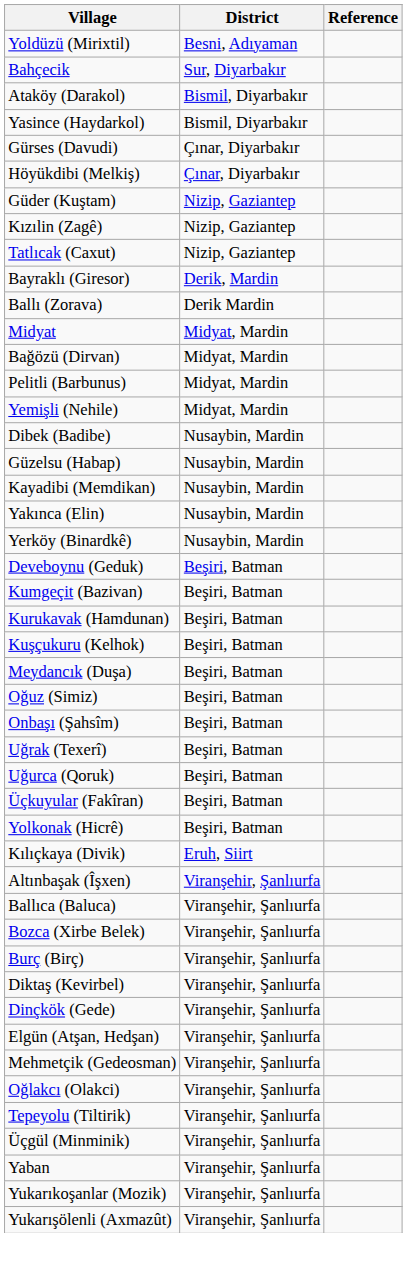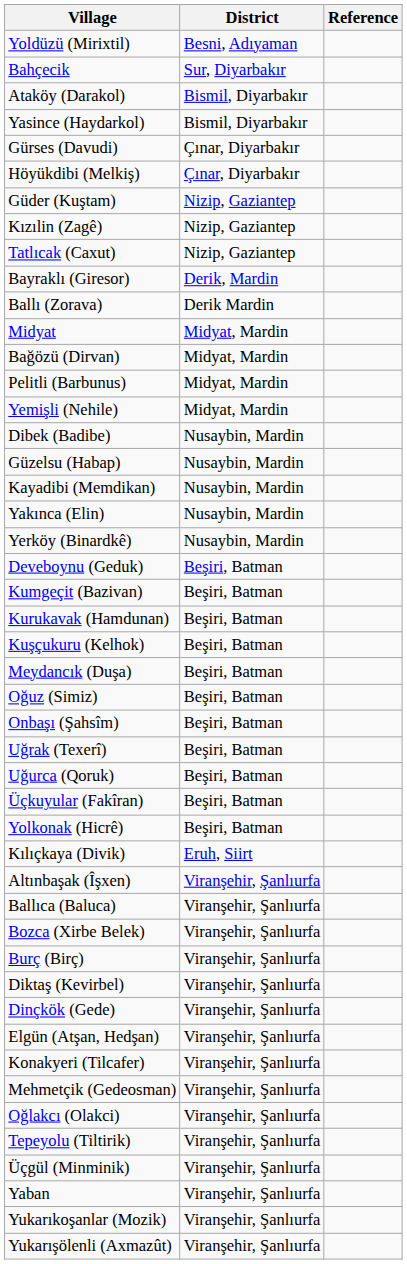+ row: (76, 1063)
